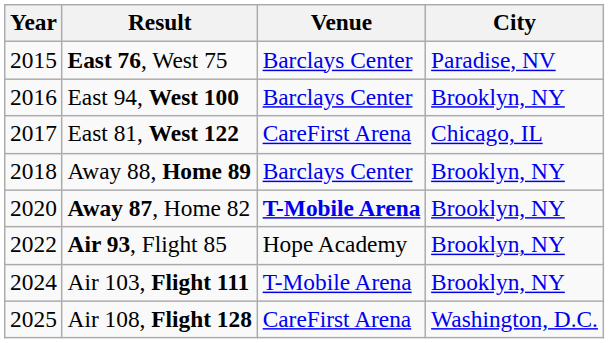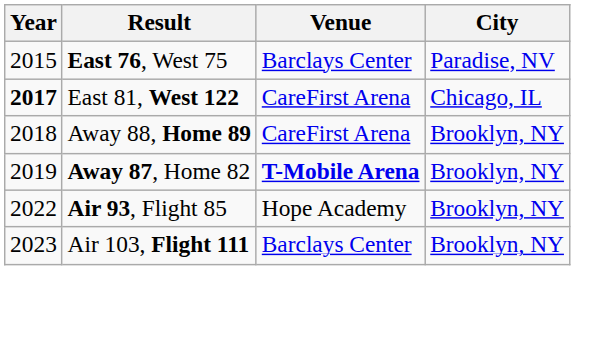- row: (153, 97)
(33, 134) normal -> (33, 97) bold
(338, 171) Barclays Center -> (336, 134) CareFirst Arena
(33, 208) 2020 -> (33, 171) 2019
(33, 282) 2024 -> (33, 245) 2023
(337, 282) T-Mobile Arena -> (337, 245) Barclays Center
- row: (160, 319)
